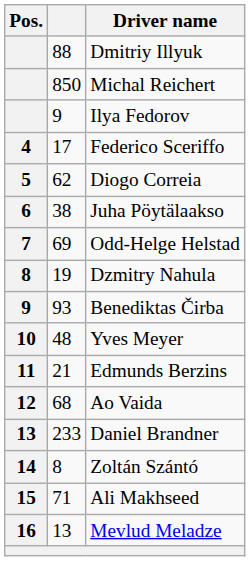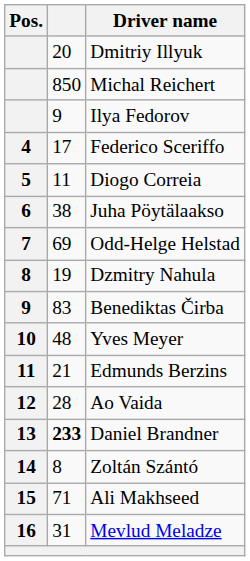(62, 51) 88 -> (62, 51) 20
(62, 179) 62 -> (62, 179) 11
(62, 306) 93 -> (62, 306) 83
(62, 402) 68 -> (62, 402) 28
(67, 434) normal -> (67, 434) bold
(62, 529) 13 -> (62, 529) 31
